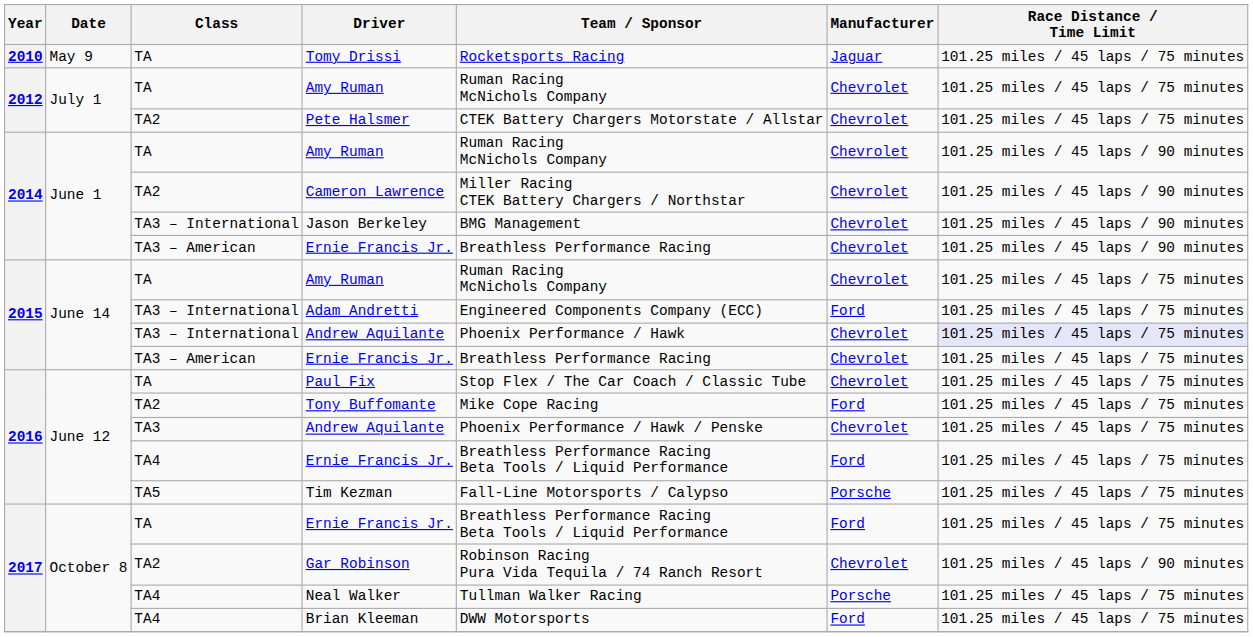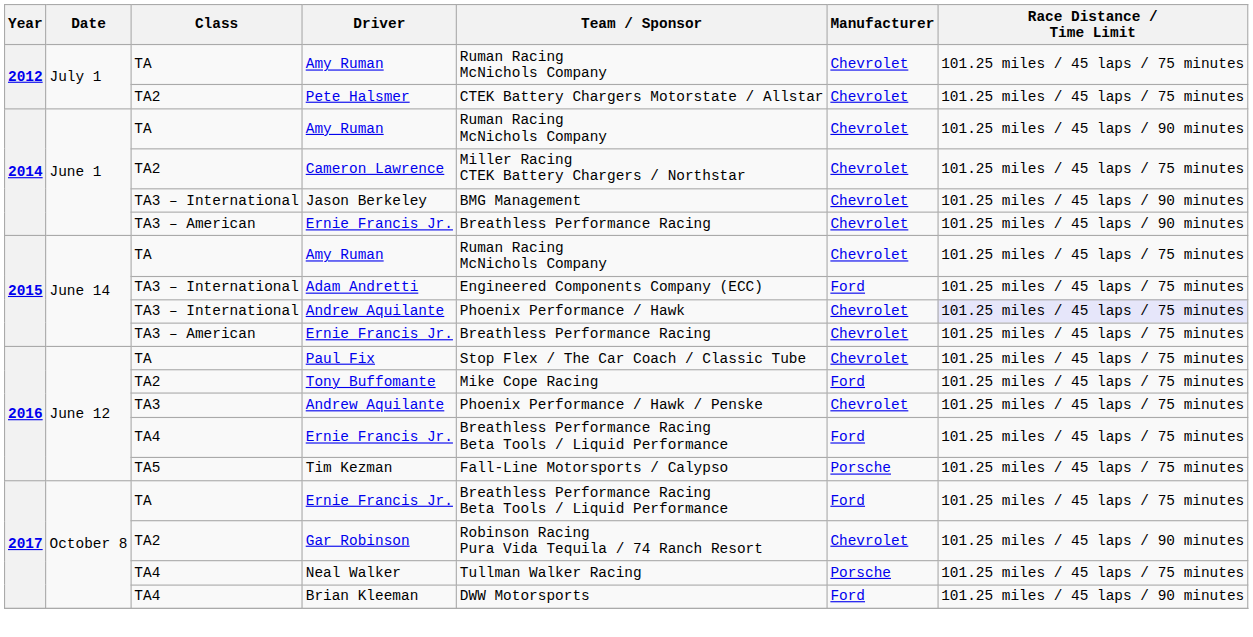- row: (25, 56)
(1093, 192) 101.25 miles / 45 laps / 90 minutes -> (1093, 169) 101.25 miles / 45 laps / 75 minutes
(1093, 620) 101.25 miles / 45 laps / 75 minutes -> (1093, 596) 101.25 miles / 45 laps / 90 minutes
